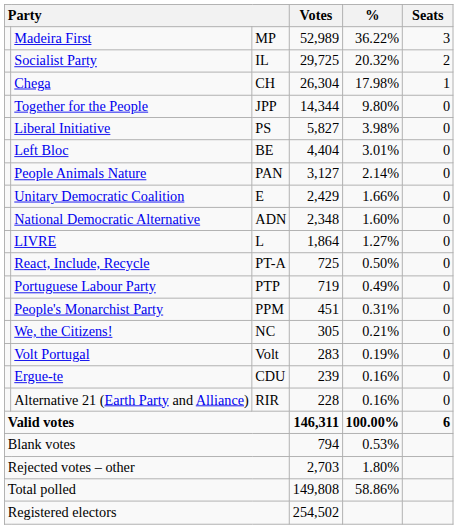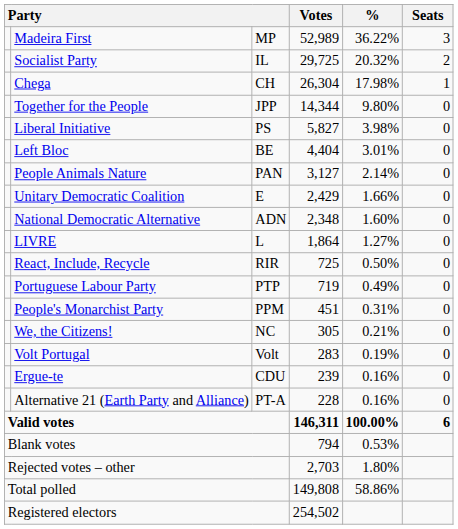(271, 264) PT-A -> (267, 264) RIR
(267, 399) RIR -> (271, 399) PT-A
